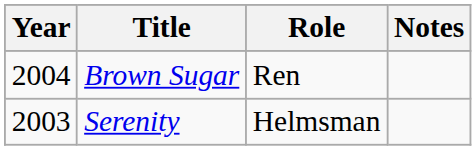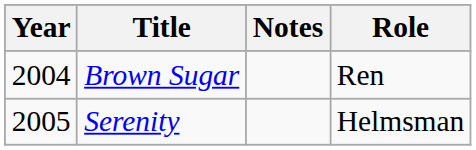columns swapped: (317, 27) <-> (429, 27)
(41, 121) 2003 -> (41, 121) 2005
